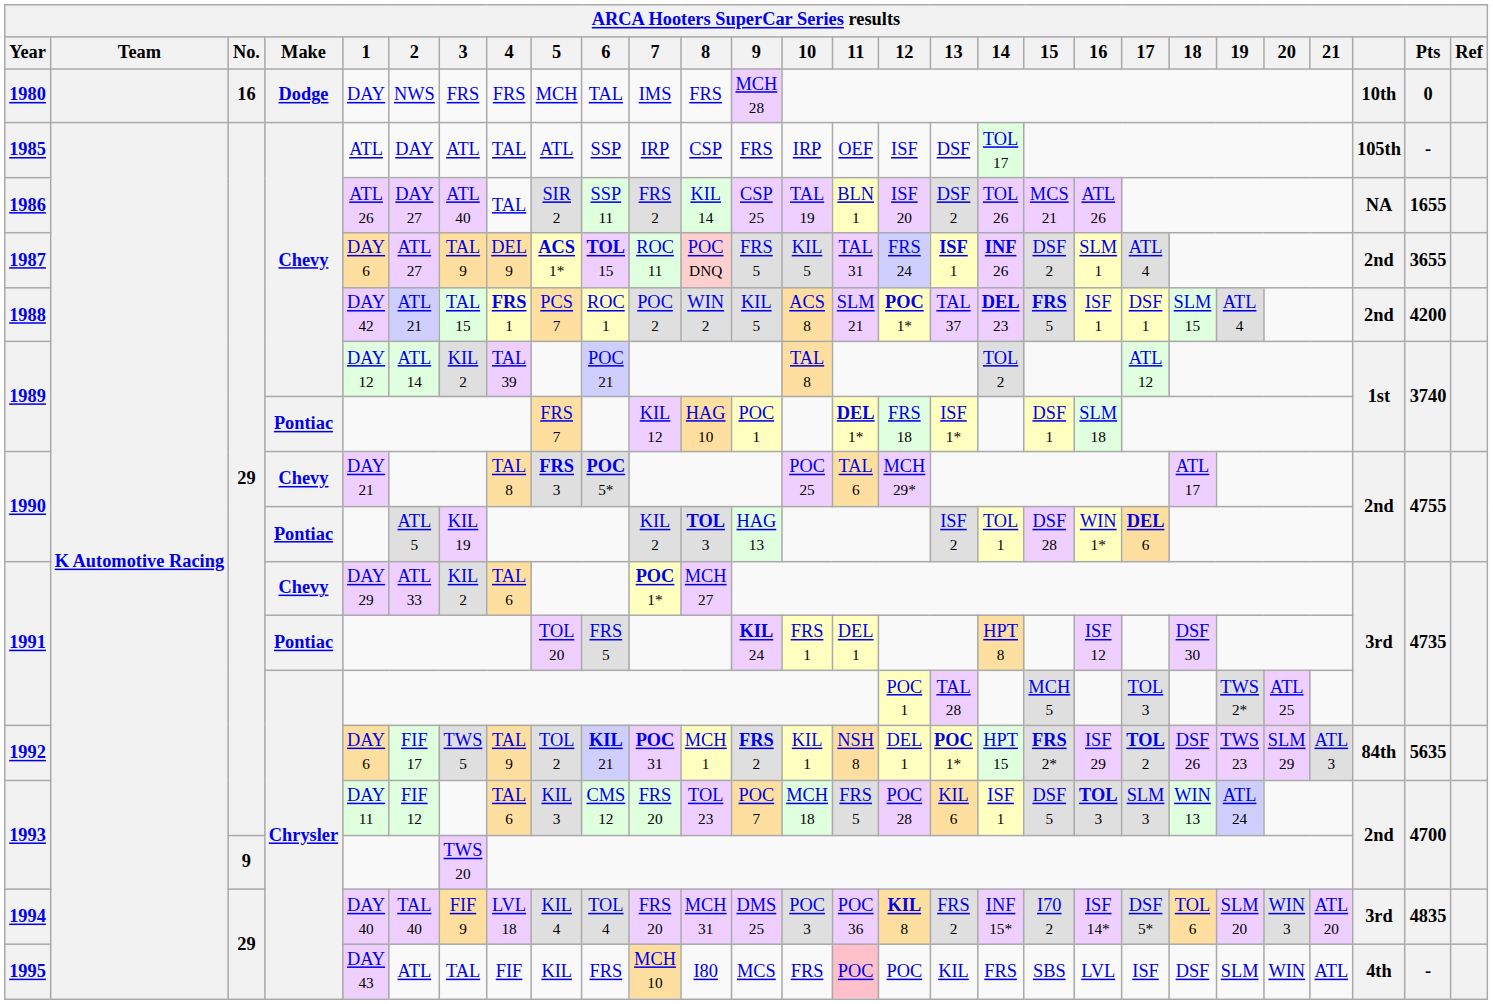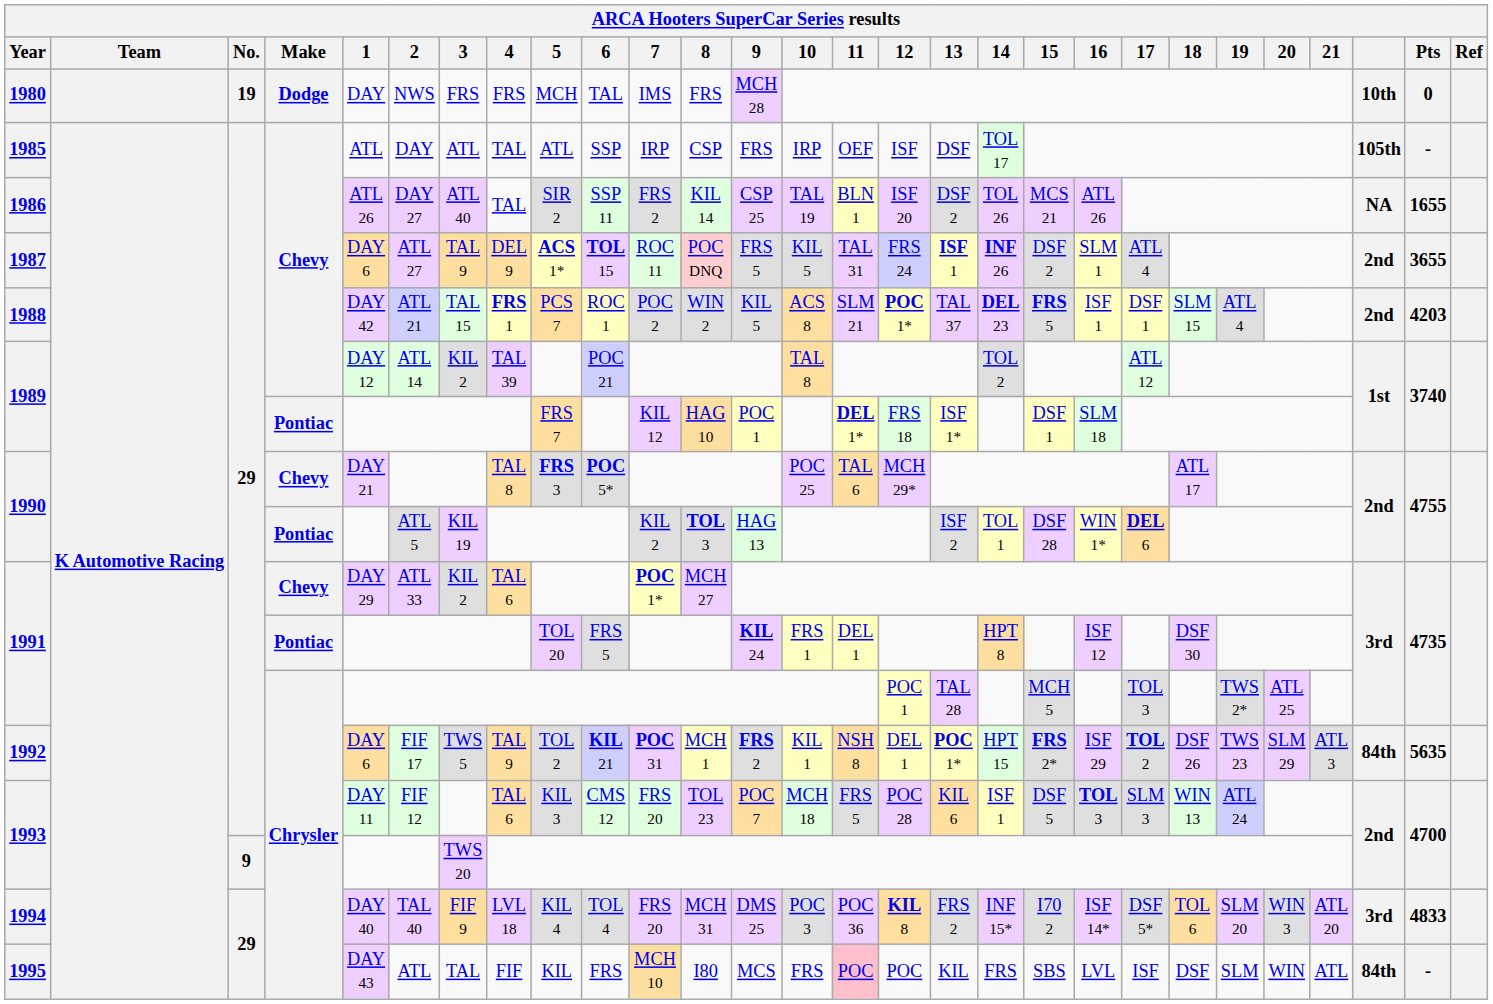(246, 95) 16 -> (246, 95) 19
(1428, 314) 4200 -> (1428, 314) 4203
(1428, 916) 4835 -> (1428, 916) 4833
(1379, 971) 4th -> (1379, 971) 84th
